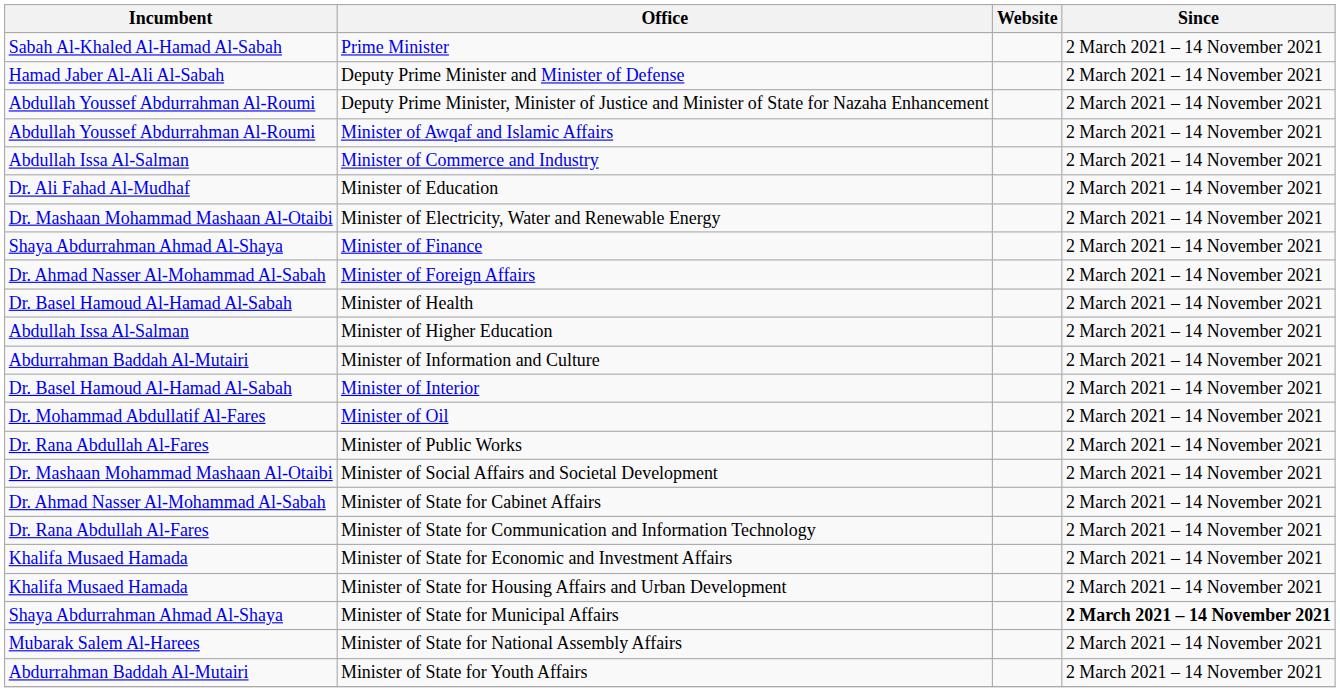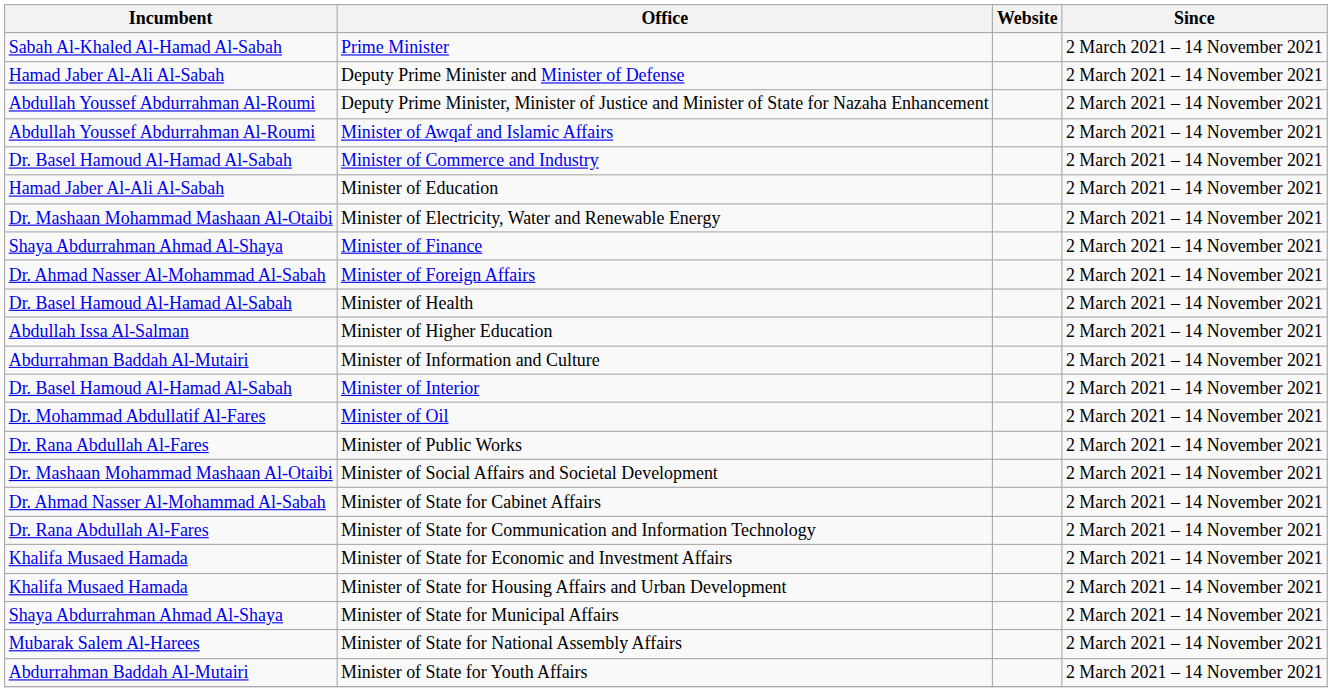(99, 160) Abdullah Issa Al-Salman -> (150, 160) Dr. Basel Hamoud Al-Hamad Al-Sabah
(99, 189) Dr. Ali Fahad Al-Mudhaf -> (116, 189) Hamad Jaber Al-Ali Al-Sabah
(1198, 615) bold -> (1194, 615) normal
